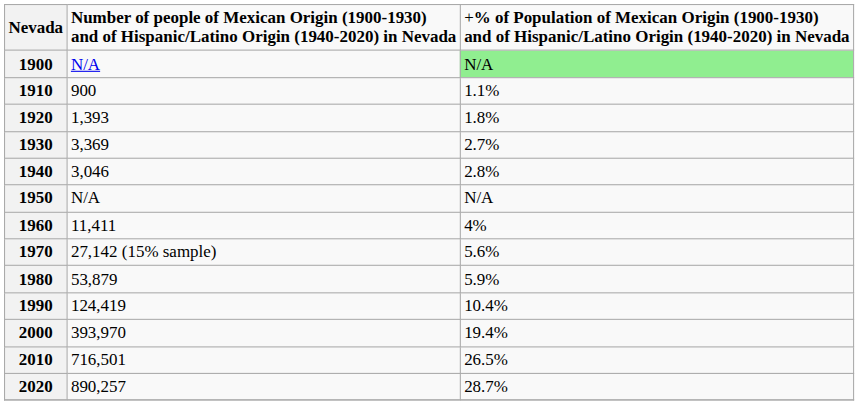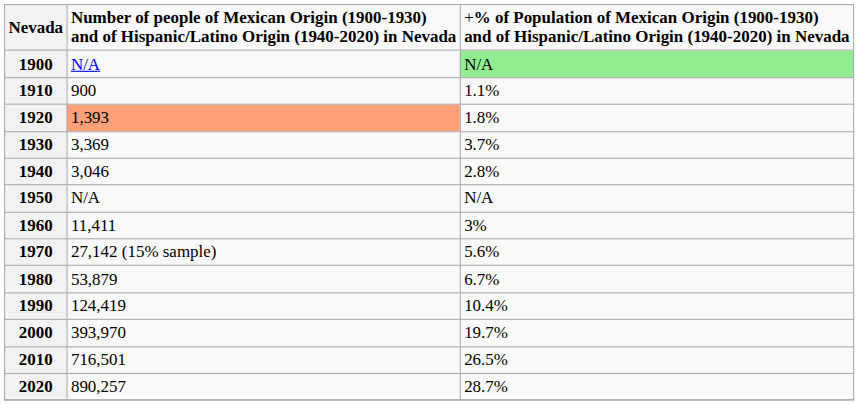(90, 117) no background -> (90, 117) lightsalmon background
(482, 144) 2.7% -> (482, 144) 3.7%
(475, 225) 4% -> (475, 225) 3%
(482, 279) 5.9% -> (482, 279) 6.7%
(486, 332) 19.4% -> (486, 332) 19.7%
